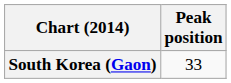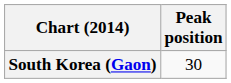(193, 64) 33 -> (193, 64) 30
